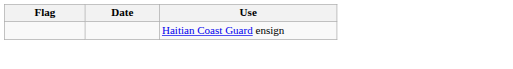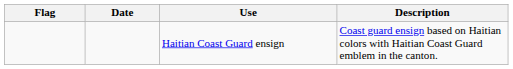+ column: (422, 13)
